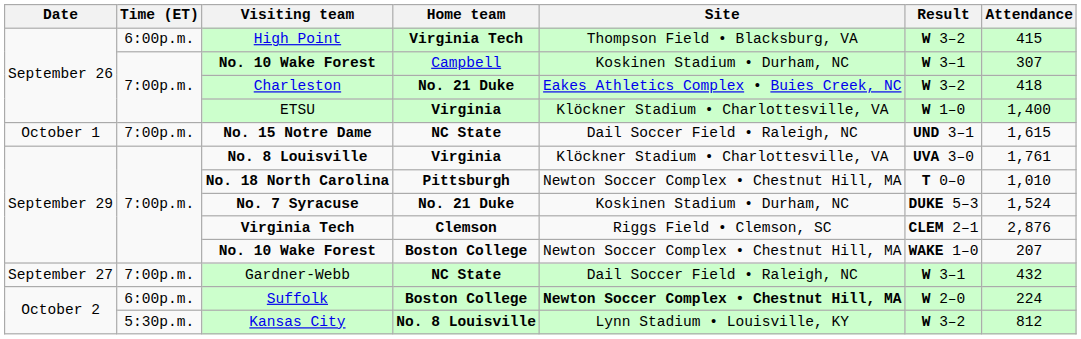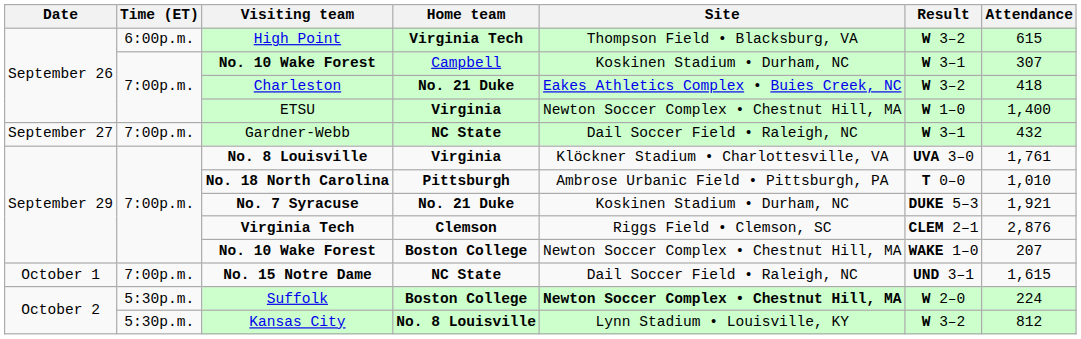(1029, 40) 415 -> (1029, 40) 615
(722, 111) Klöckner Stadium • Charlottesville, VA -> (722, 111) Newton Soccer Complex • Chestnut Hill, MA
rows swapped: (297, 275) <-> (297, 134)
(722, 181) Newton Soccer Complex • Chestnut Hill, MA -> (722, 181) Ambrose Urbanic Field • Pittsburgh, PA
(1029, 205) 1,524 -> (1029, 205) 1,921
(159, 299) 6:00p.m. -> (159, 299) 5:30p.m.
